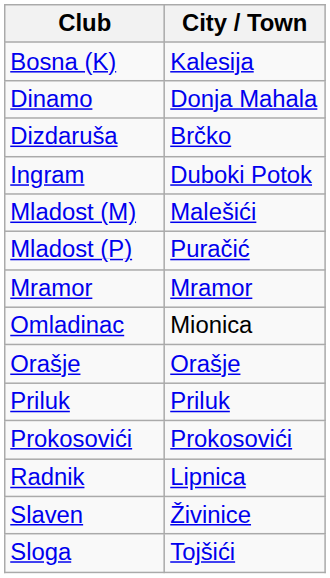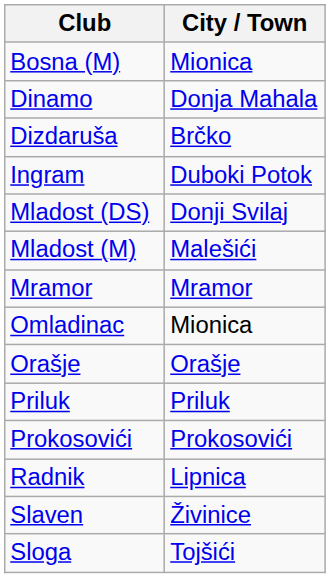- row: (63, 61)
+ row: (65, 61)
+ row: (80, 212)
- row: (71, 250)
